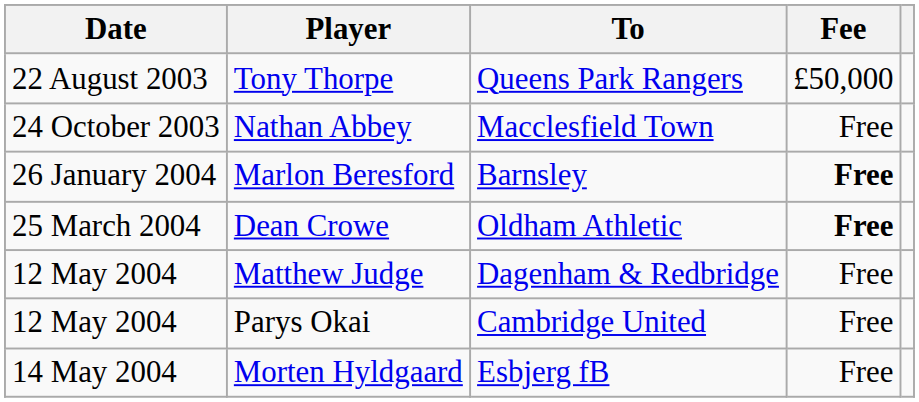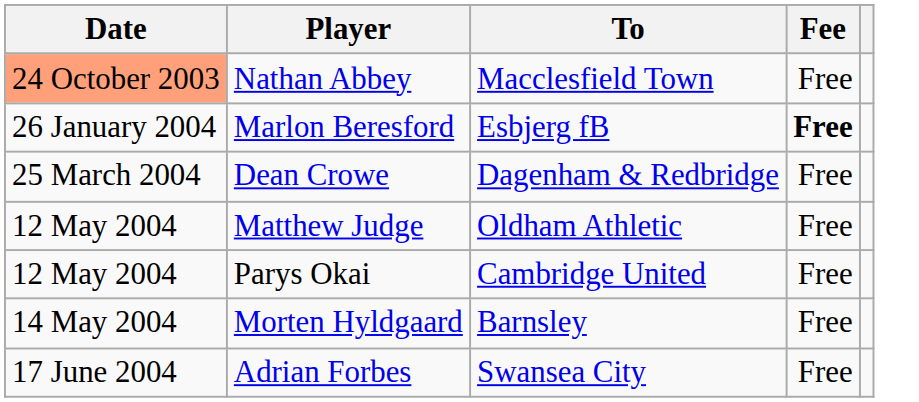- row: (314, 77)
(116, 126) no background -> (116, 77) lightsalmon background
(532, 175) Barnsley -> (543, 126) Esbjerg fB
(580, 224) Oldham Athletic -> (628, 175) Dagenham & Redbridge
(864, 224) bold -> (825, 175) normal
(628, 273) Dagenham & Redbridge -> (580, 224) Oldham Athletic
(543, 371) Esbjerg fB -> (532, 322) Barnsley
+ row: (323, 371)
